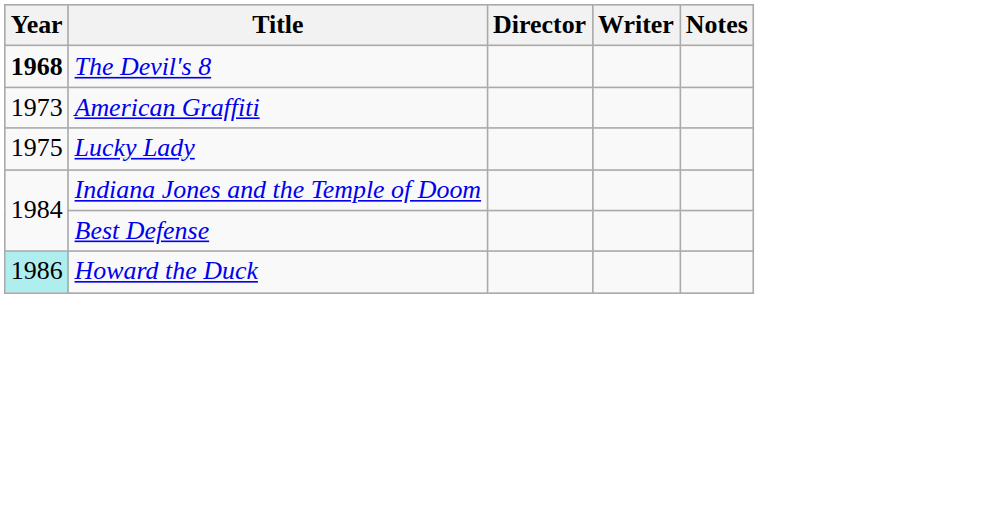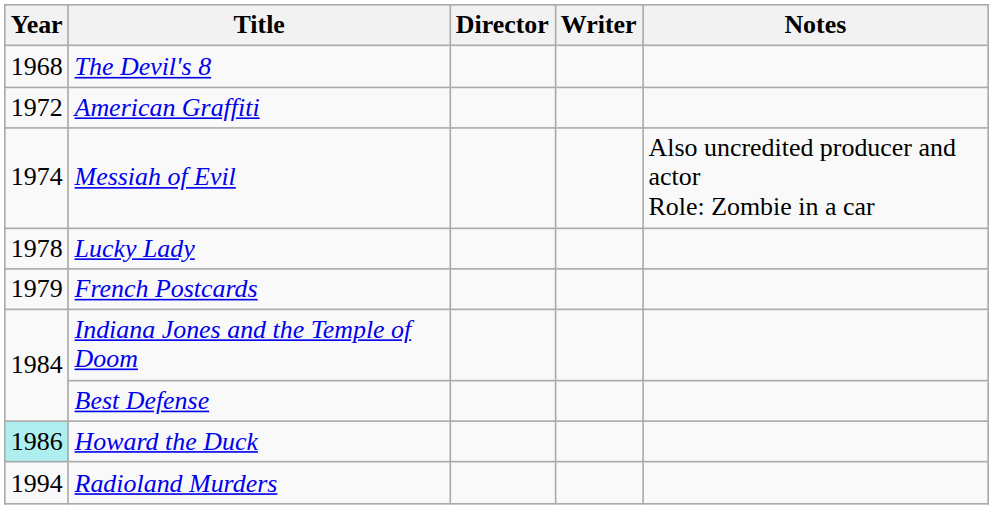(37, 66) bold -> (37, 66) normal
(37, 107) 1973 -> (37, 107) 1972
+ row: (155, 177)
(37, 148) 1975 -> (37, 247) 1978
+ row: (166, 288)
+ row: (176, 482)
